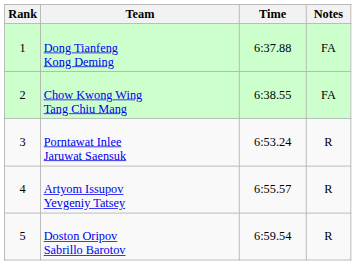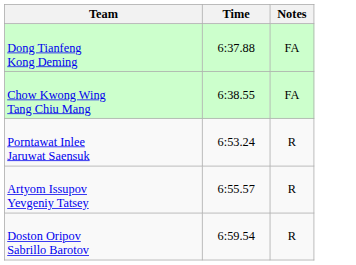- column: (23, 14)
